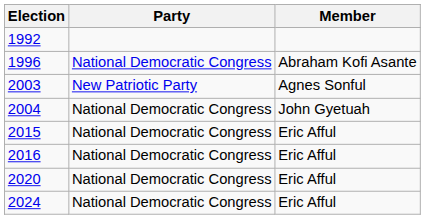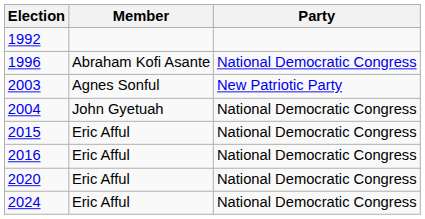columns swapped: (347, 16) <-> (172, 16)
